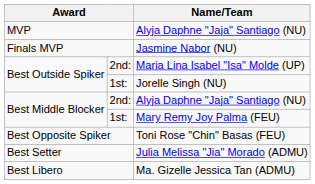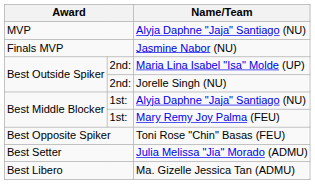(118, 83) 1st: -> (120, 83) 2nd:
(120, 100) 2nd: -> (118, 100) 1st:
